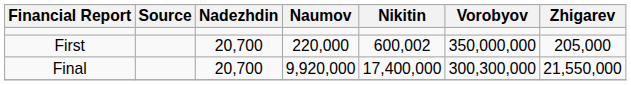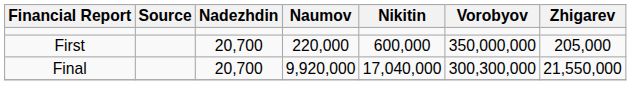(402, 46) 600,002 -> (402, 46) 600,000
(402, 69) 17,400,000 -> (402, 69) 17,040,000
